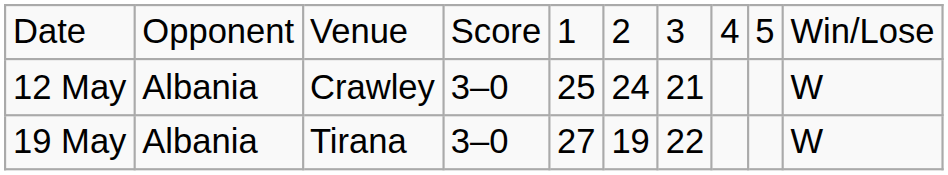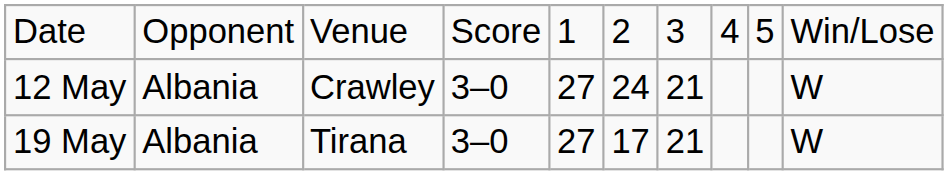(576, 86) 25 -> (576, 86) 27
(631, 141) 19 -> (631, 141) 17
(685, 141) 22 -> (685, 141) 21
